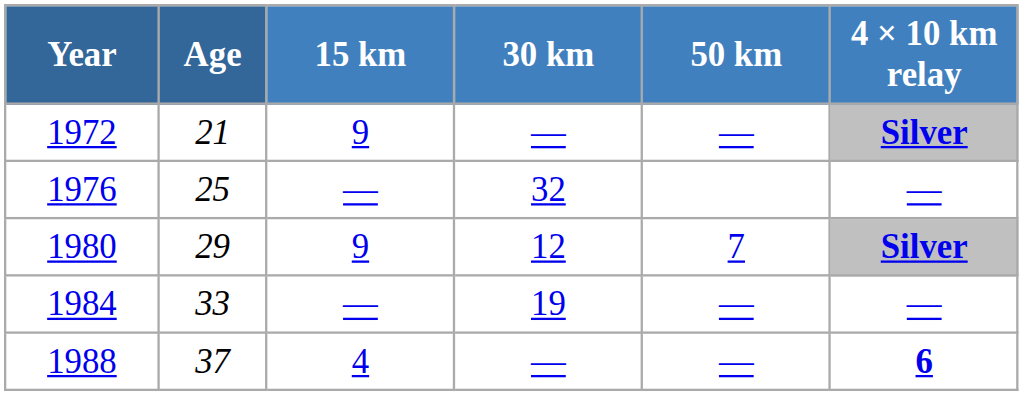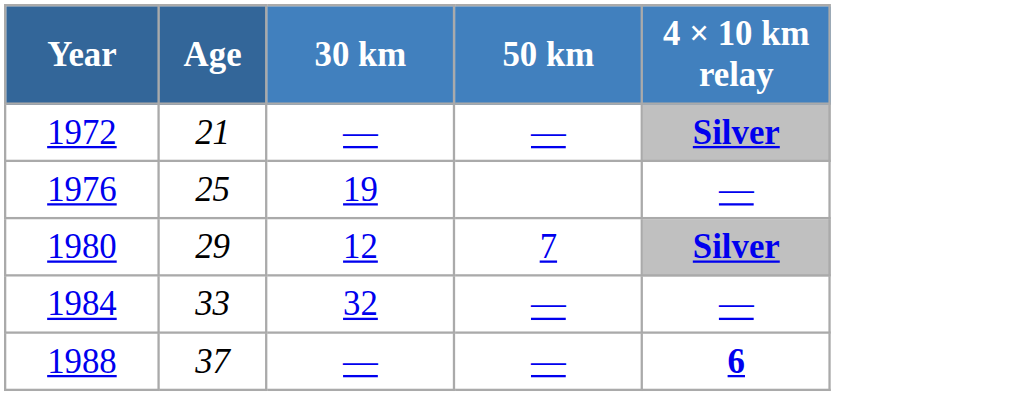- column: (360, 53)
(548, 189) 32 -> (360, 189) 19
(548, 304) 19 -> (360, 304) 32
